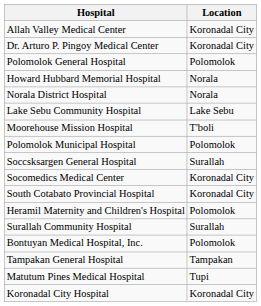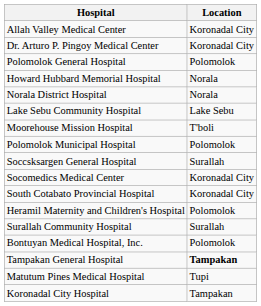(211, 260) normal -> (213, 260) bold
(222, 293) Koronadal City -> (211, 293) Tampakan
